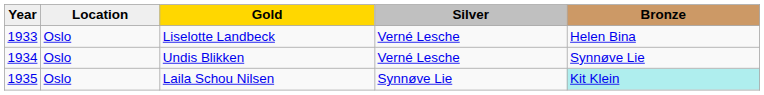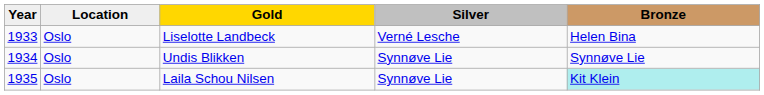(419, 57) Verné Lesche -> (415, 57) Synnøve Lie
